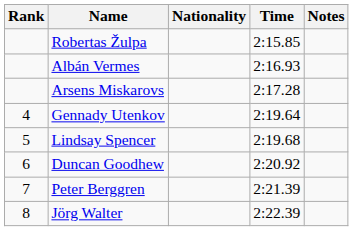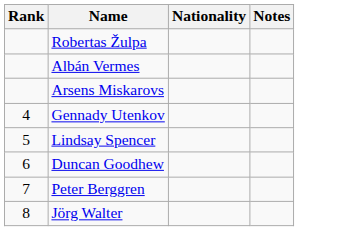- column: (277, 16)
